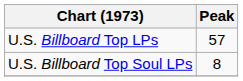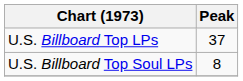(217, 40) 57 -> (217, 40) 37
